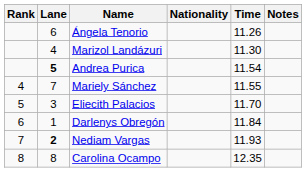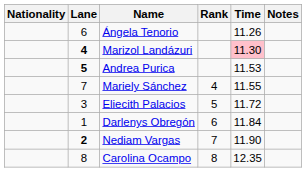columns swapped: (21, 14) <-> (199, 14)
(53, 50) normal -> (84, 50) bold
(248, 50) no background -> (248, 50) pink background
(248, 68) 11.54 -> (248, 68) 11.53
(248, 104) 11.70 -> (248, 104) 11.72
(248, 140) 11.93 -> (248, 140) 11.90
